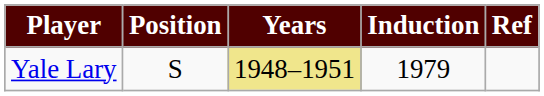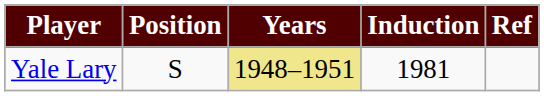(423, 68) 1979 -> (423, 68) 1981
